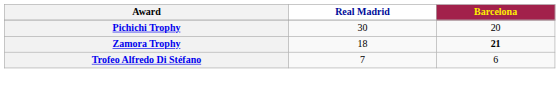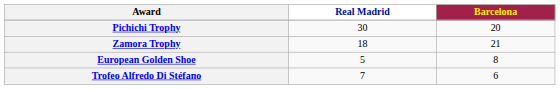(496, 44) bold -> (496, 44) normal
+ row: (146, 60)
